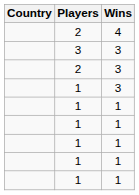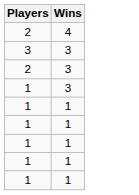- column: (29, 13)
